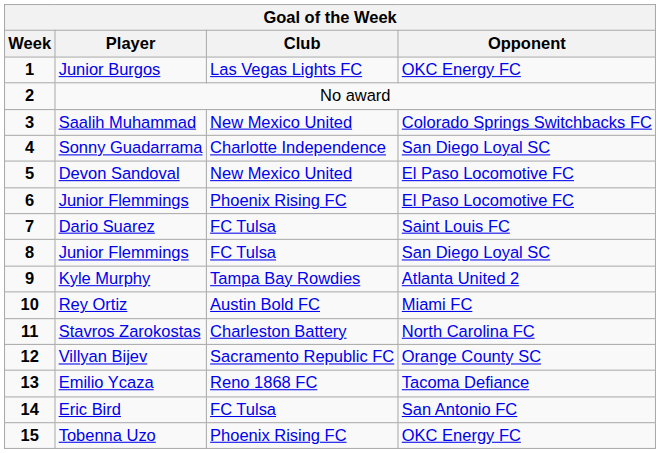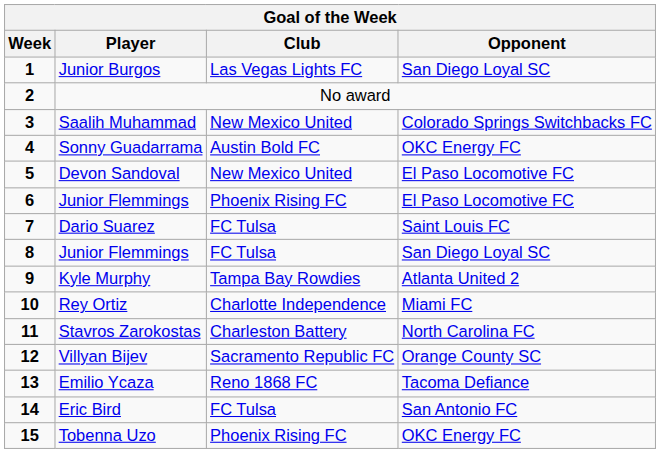(461, 69) OKC Energy FC -> (476, 69) San Diego Loyal SC
(298, 148) Charlotte Independence -> (265, 148) Austin Bold FC
(476, 148) San Diego Loyal SC -> (461, 148) OKC Energy FC
(265, 305) Austin Bold FC -> (298, 305) Charlotte Independence
